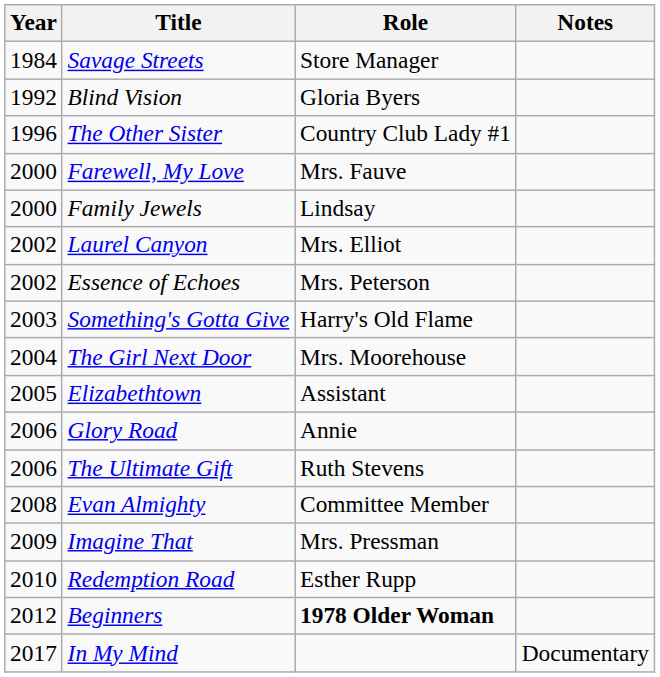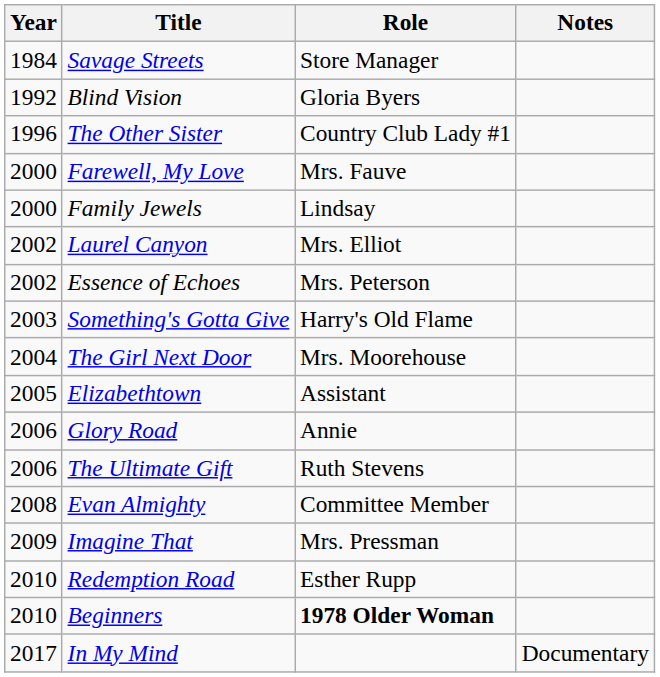(33, 615) 2012 -> (33, 615) 2010
